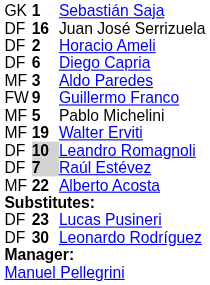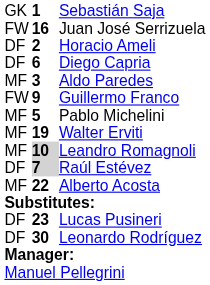(15, 28) DF -> (17, 28) FW
(15, 150) DF -> (16, 150) MF
